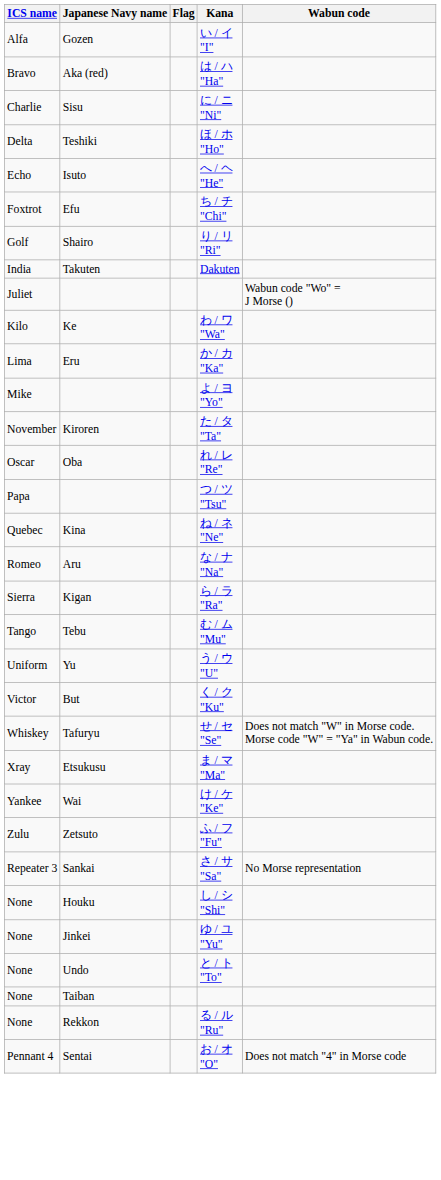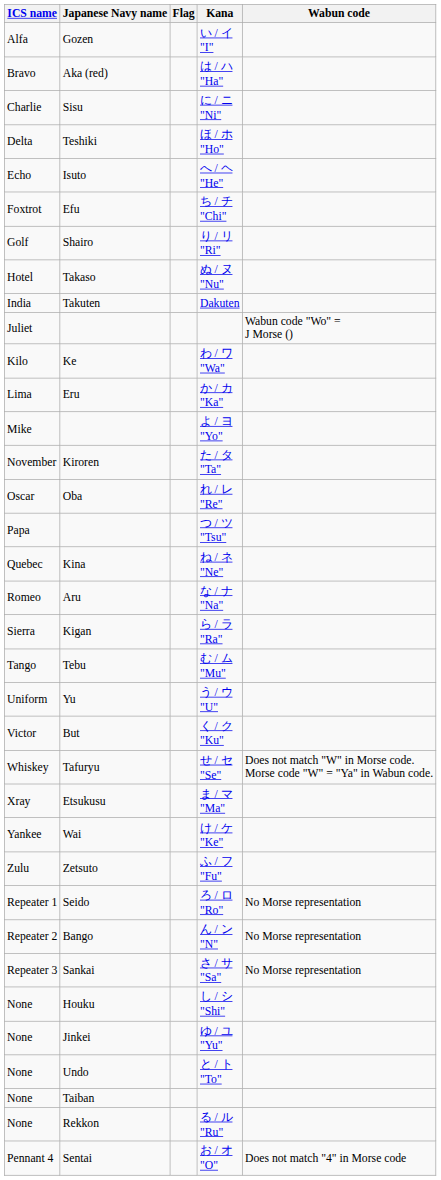+ row: (79, 276)
+ row: (76, 902)
+ row: (78, 936)
